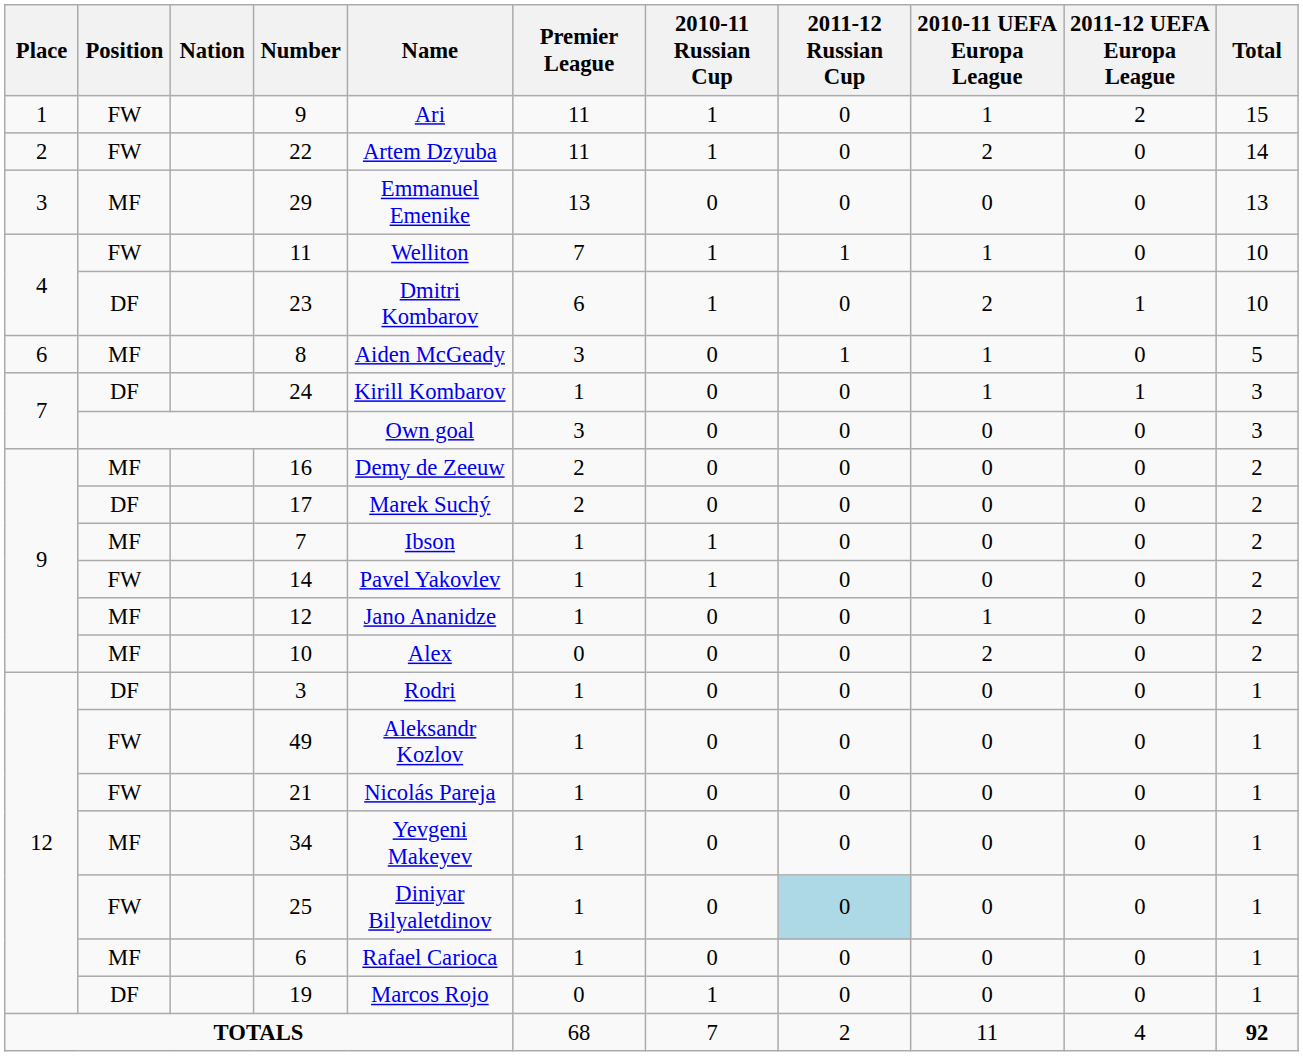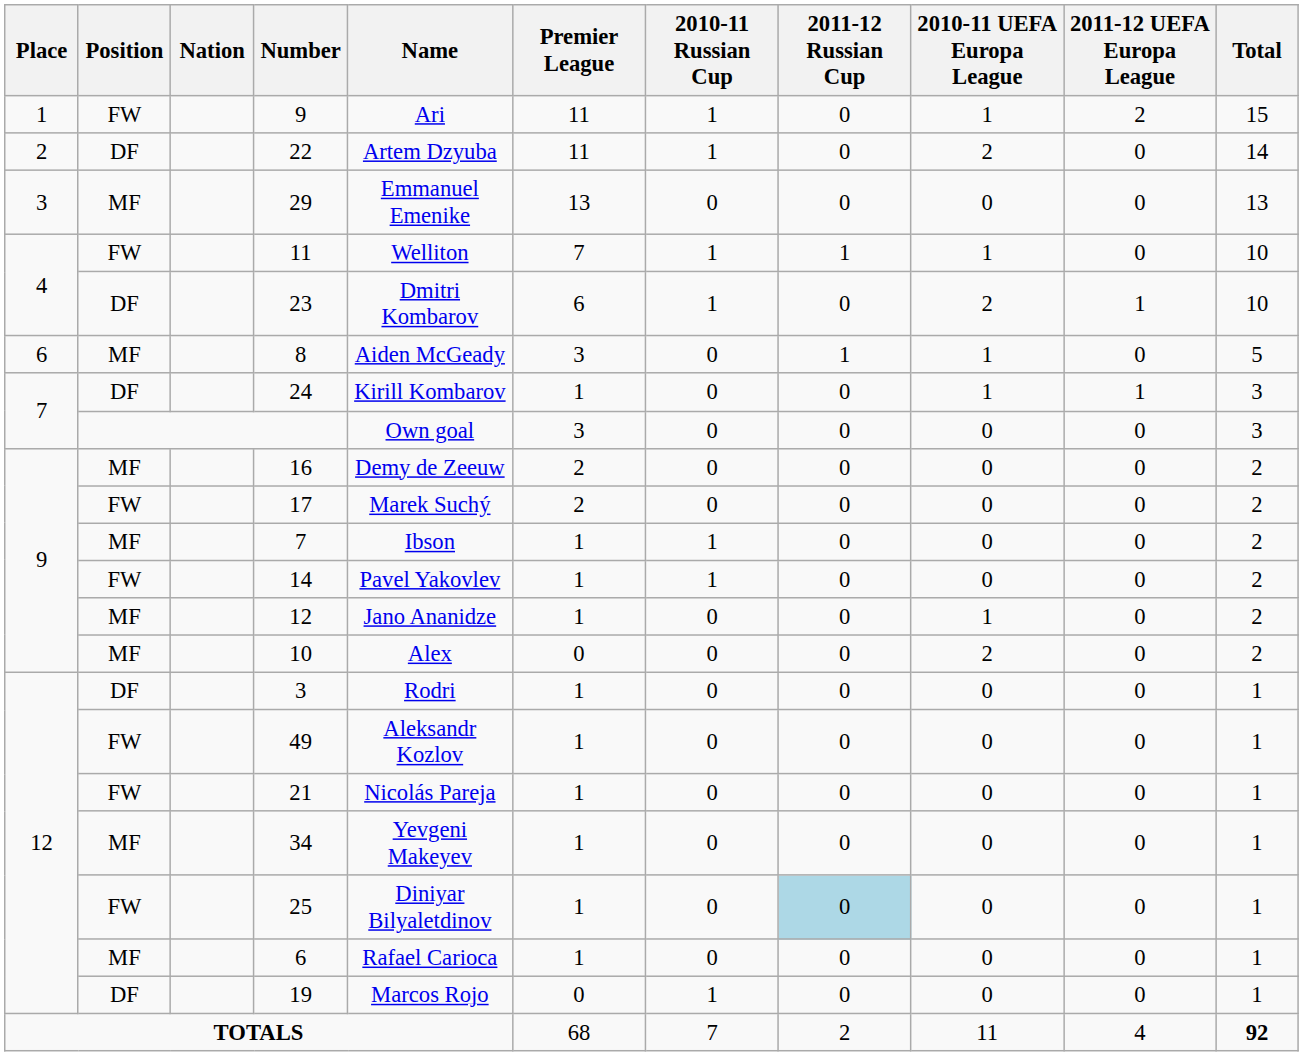(124, 151) FW -> (124, 151) DF
(124, 504) DF -> (124, 504) FW
